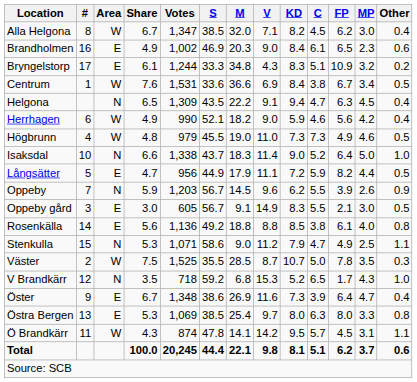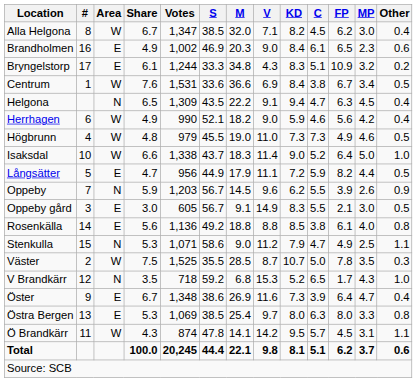(117, 155) N -> (116, 155) W
